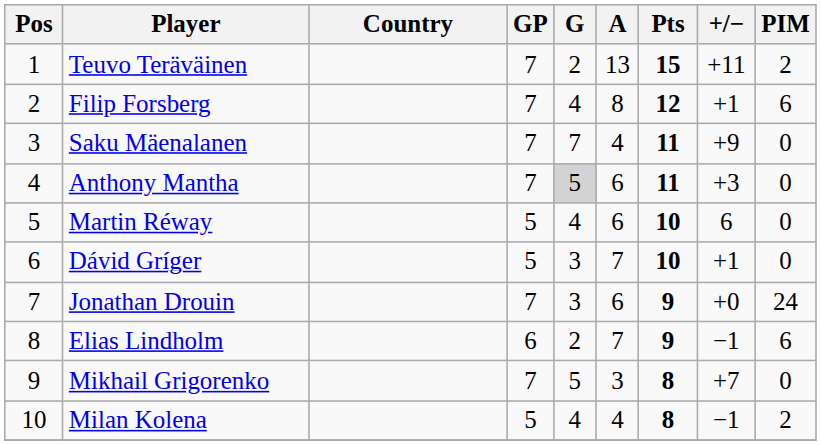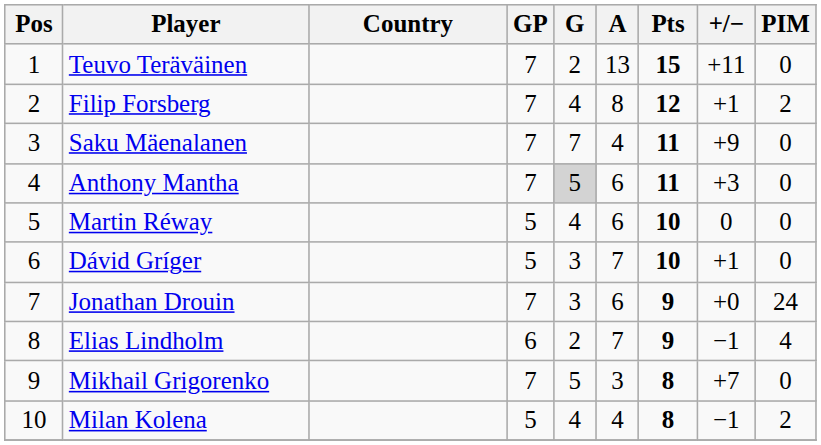(785, 63) 2 -> (785, 63) 0
(785, 103) 6 -> (785, 103) 2
(726, 222) 6 -> (726, 222) 0
(785, 340) 6 -> (785, 340) 4
